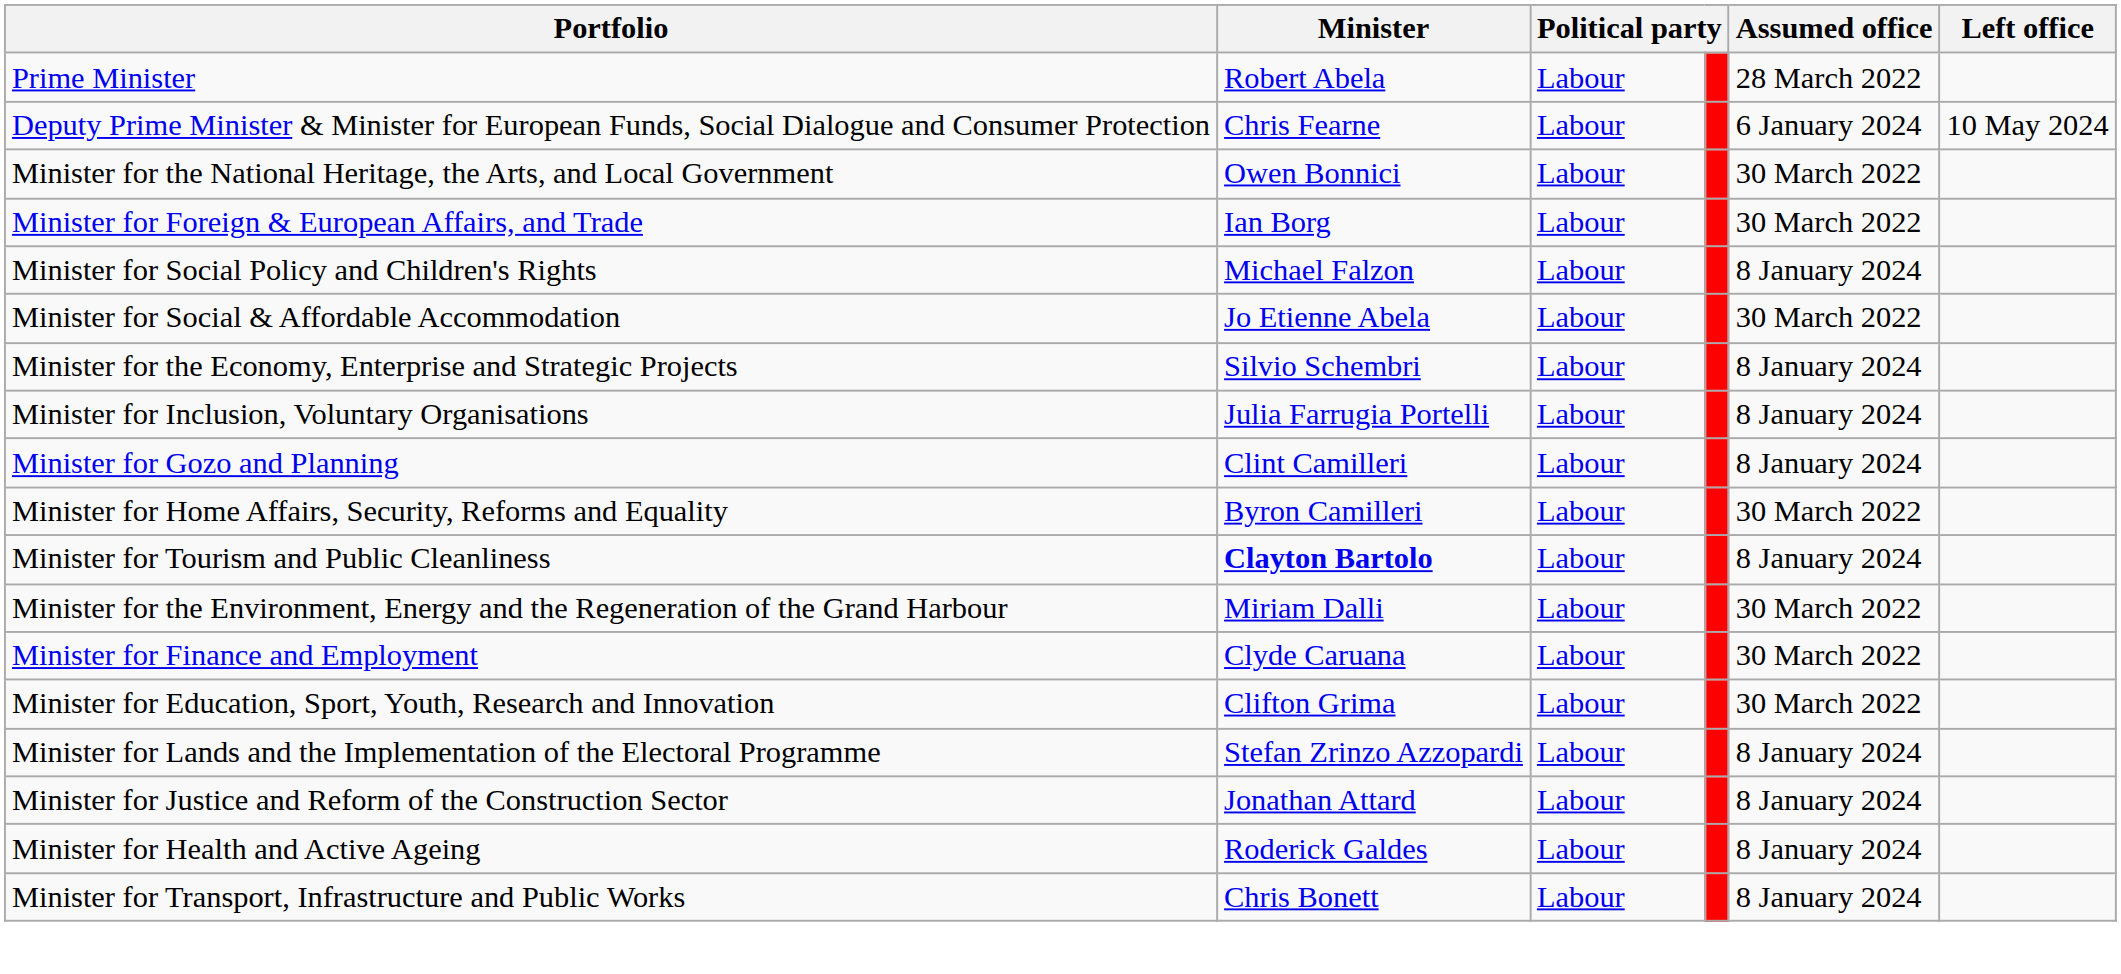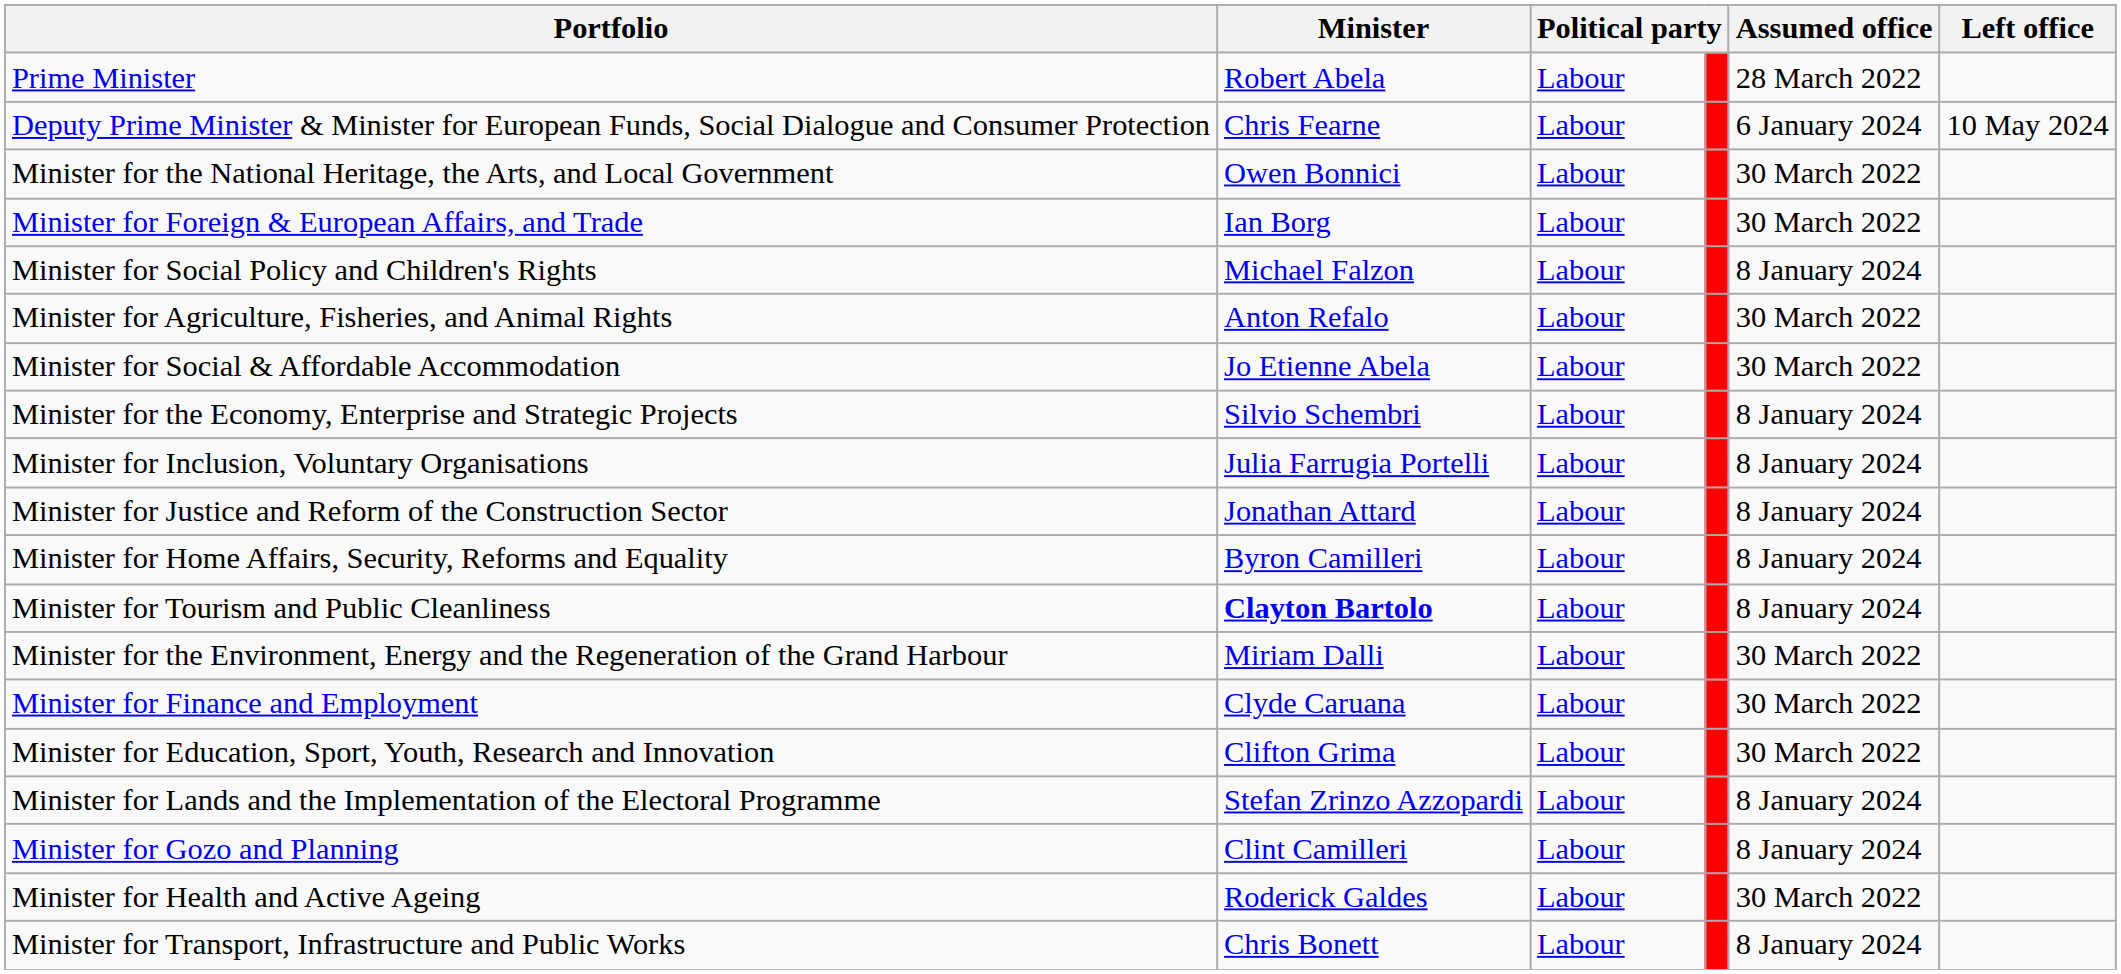+ row: (342, 317)
rows swapped: (205, 462) <-> (370, 800)
(1829, 510) 30 March 2022 -> (1829, 558) 8 January 2024
(1829, 848) 8 January 2024 -> (1829, 896) 30 March 2022
